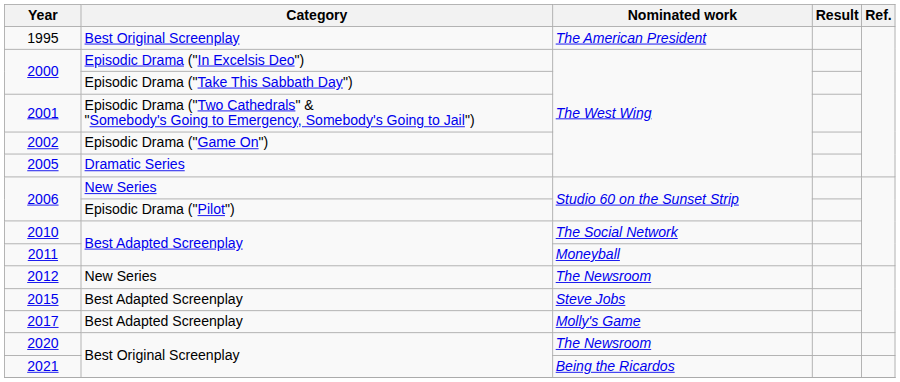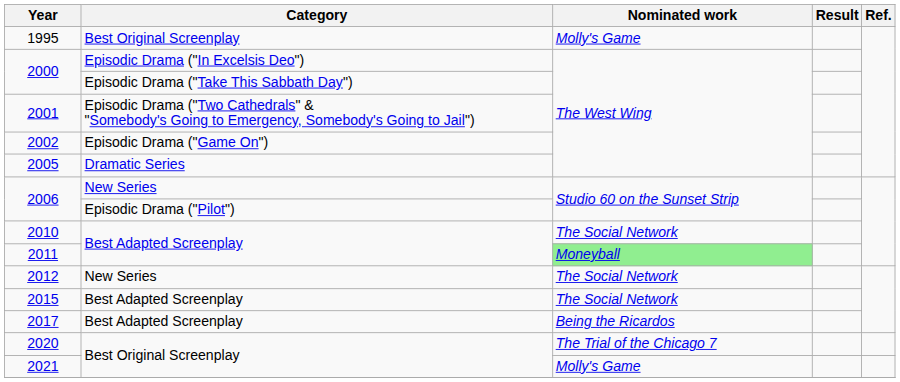(631, 37) The American President -> (598, 37) Molly's Game
(588, 254) no background -> (588, 254) lightgreen background
(603, 277) The Newsroom -> (617, 277) The Social Network
(591, 299) Steve Jobs -> (617, 299) The Social Network
(598, 321) Molly's Game -> (615, 321) Being the Ricardos
(603, 344) The Newsroom -> (636, 344) The Trial of the Chicago 7
(615, 366) Being the Ricardos -> (598, 366) Molly's Game
